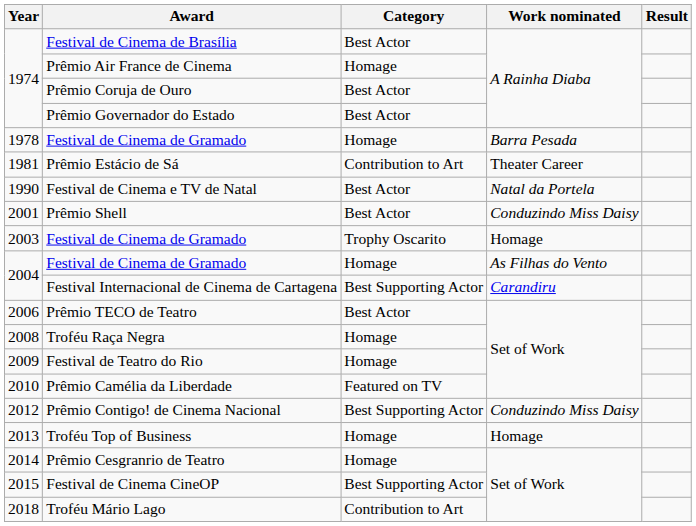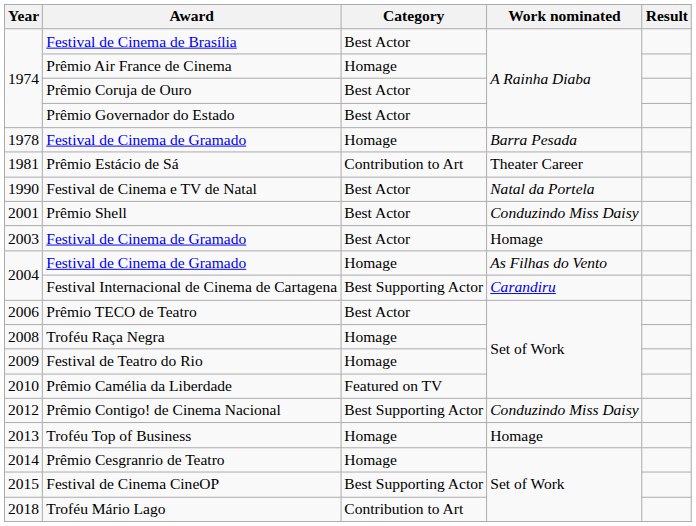(395, 238) Trophy Oscarito -> (377, 238) Best Actor
